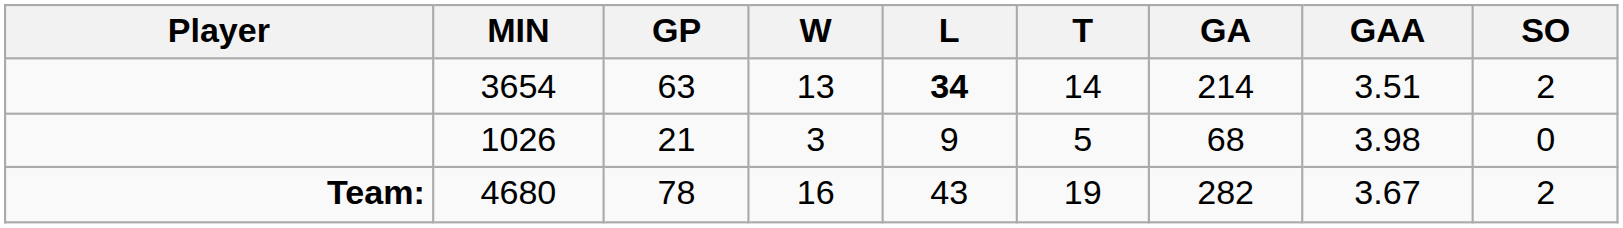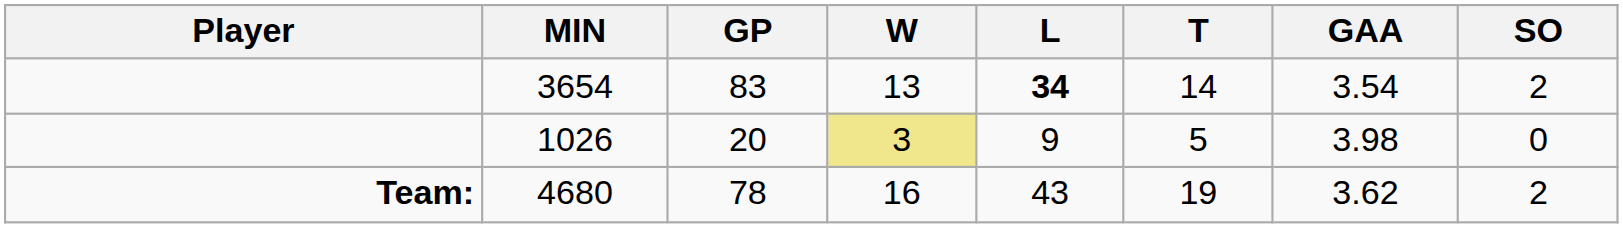- column: (1226, 31)
(676, 85) 63 -> (748, 85) 83
(1388, 85) 3.51 -> (1366, 85) 3.54
(676, 139) 21 -> (748, 139) 20
(816, 139) no background -> (902, 139) khaki background
(1388, 193) 3.67 -> (1366, 193) 3.62
